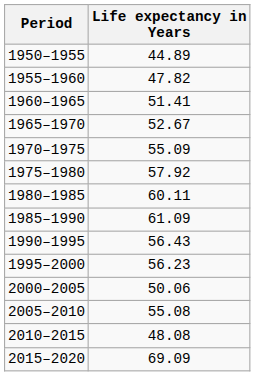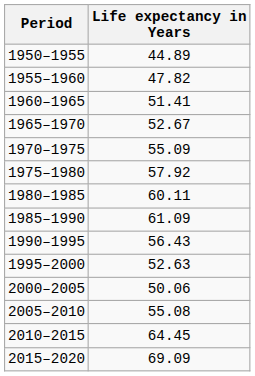(169, 266) 56.23 -> (169, 266) 52.63
(169, 336) 48.08 -> (169, 336) 64.45
